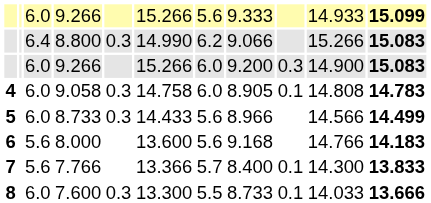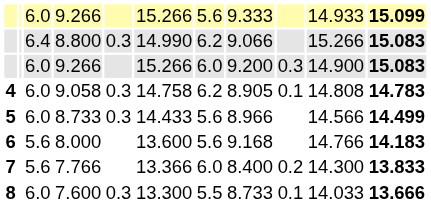(210, 91) 6.0 -> (210, 91) 6.2
(210, 167) 5.7 -> (210, 167) 6.0
(290, 167) 0.1 -> (290, 167) 0.2
